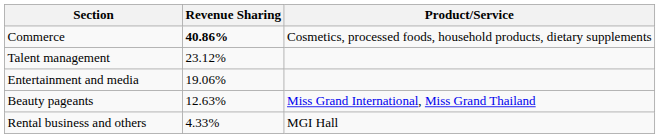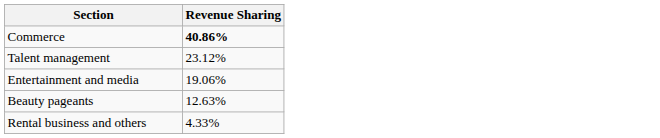- column: (469, 15)
